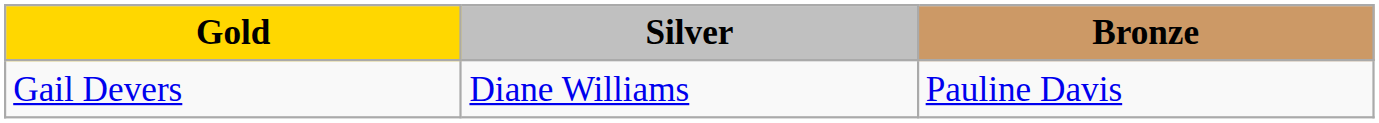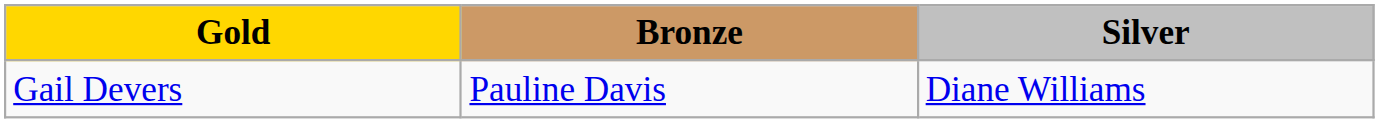columns swapped: (689, 32) <-> (1146, 32)
